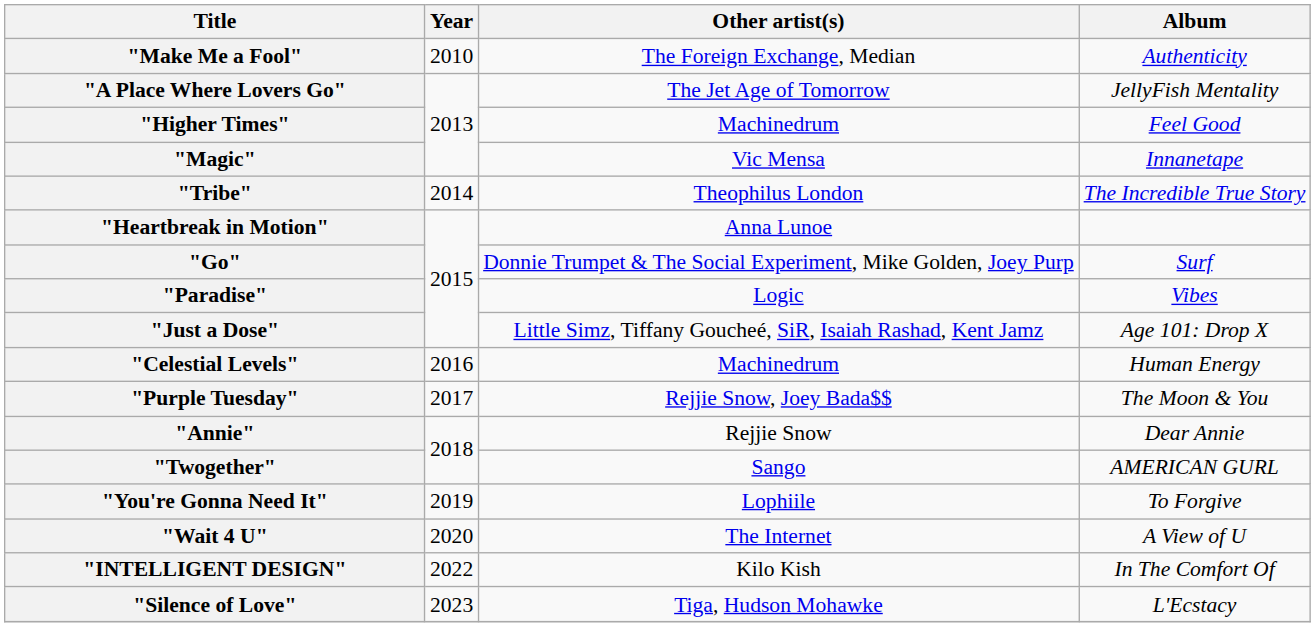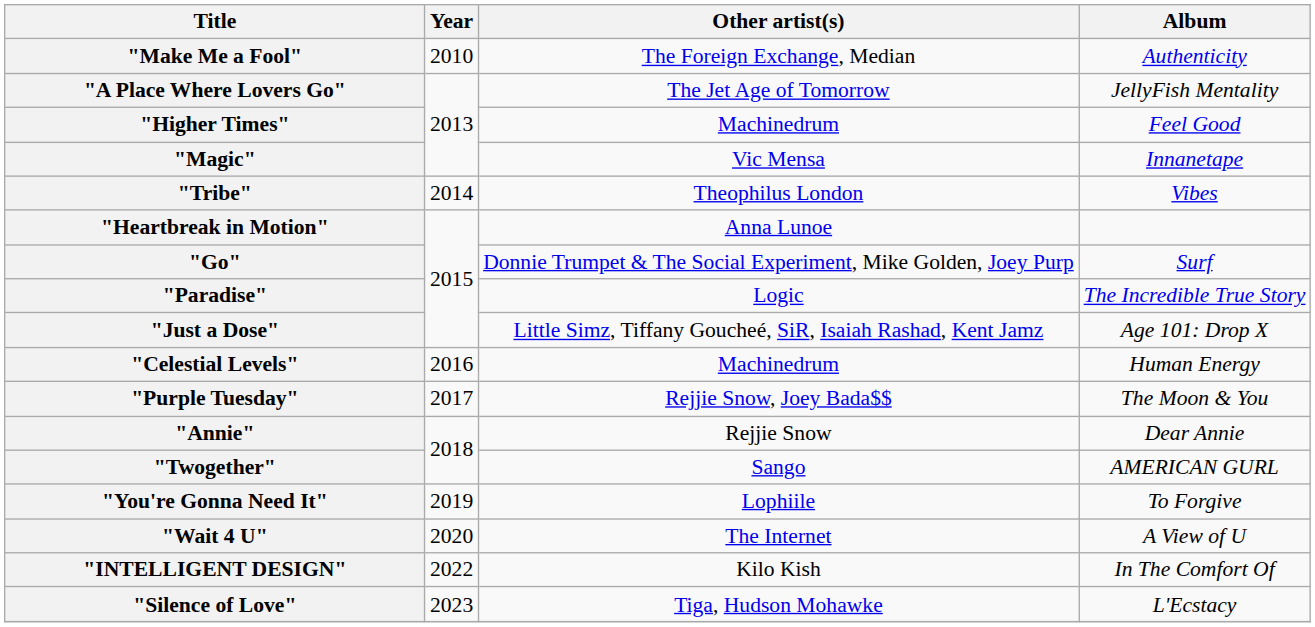(1195, 192) The Incredible True Story -> (1195, 192) Vibes
(1195, 295) Vibes -> (1195, 295) The Incredible True Story
